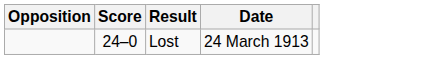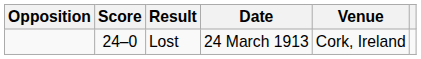+ column: (361, 16)
